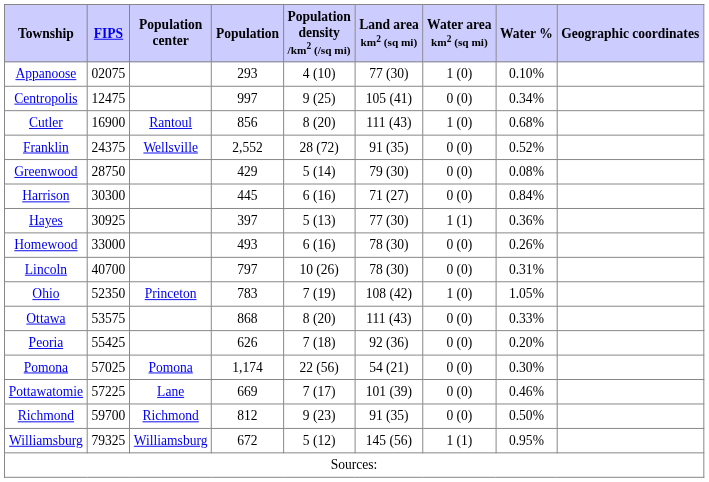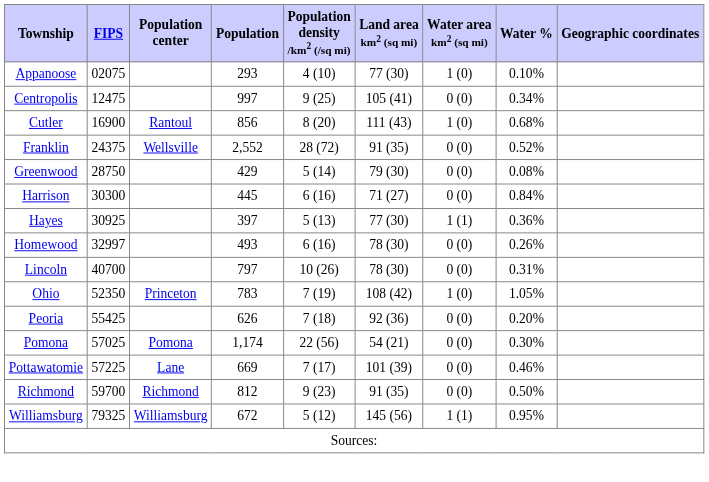(108, 245) 33000 -> (108, 245) 32997
- row: (46, 318)
